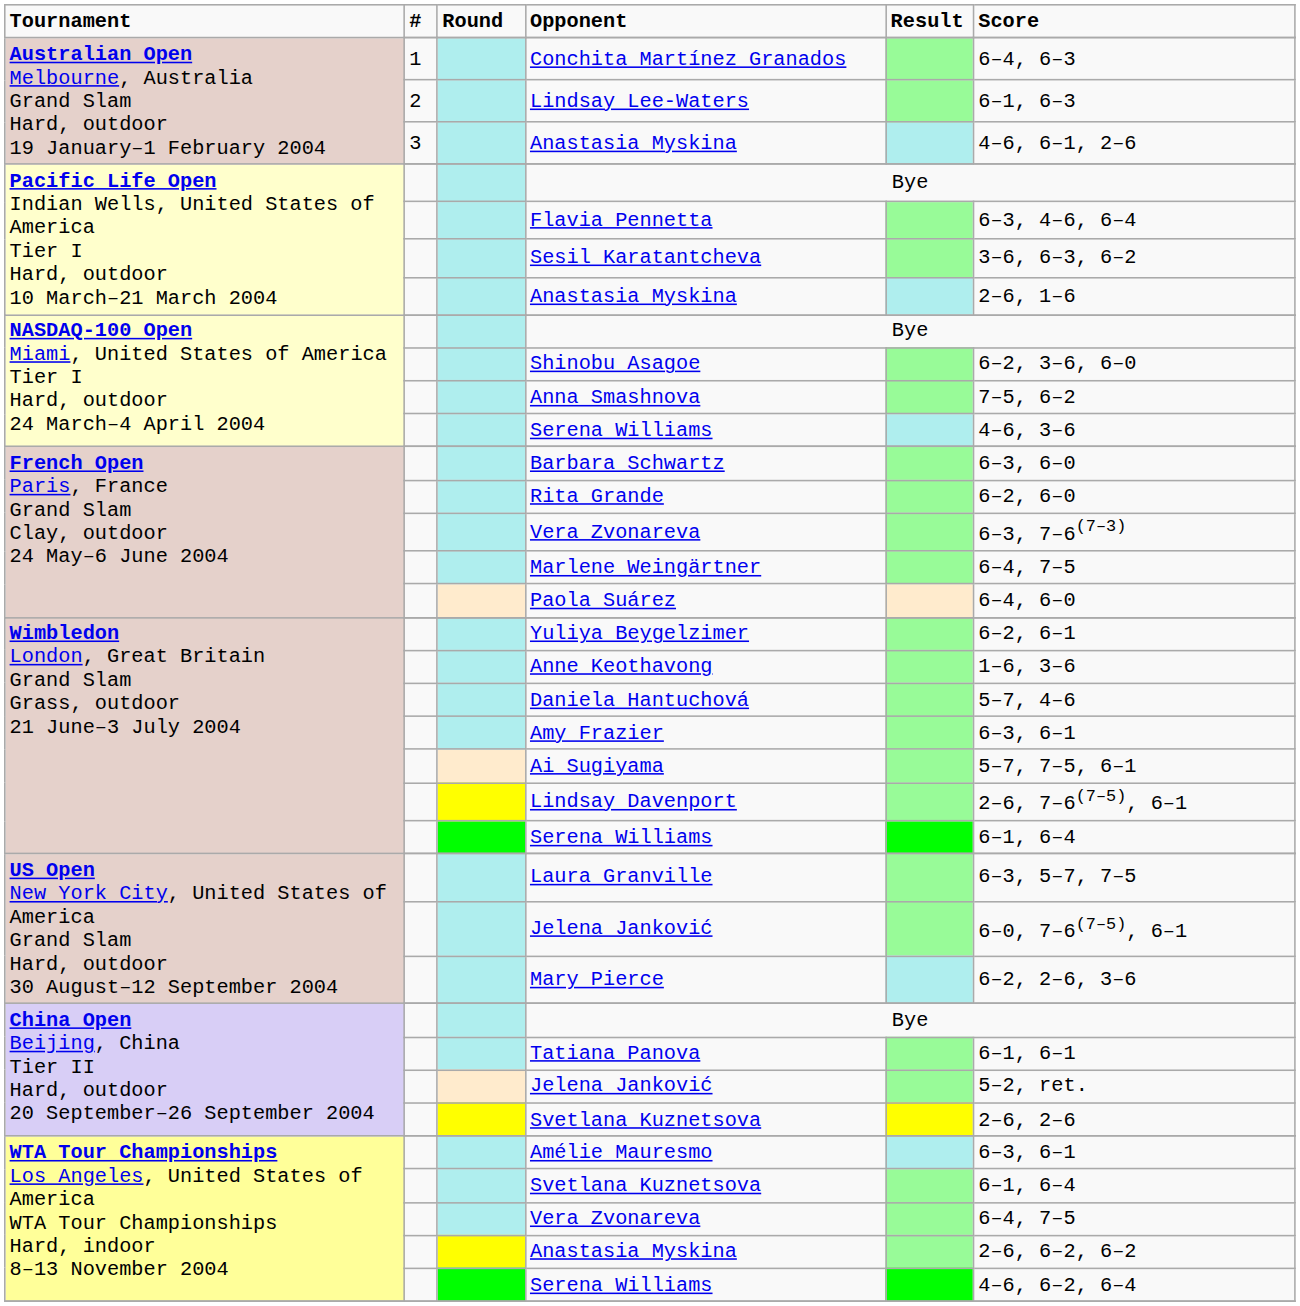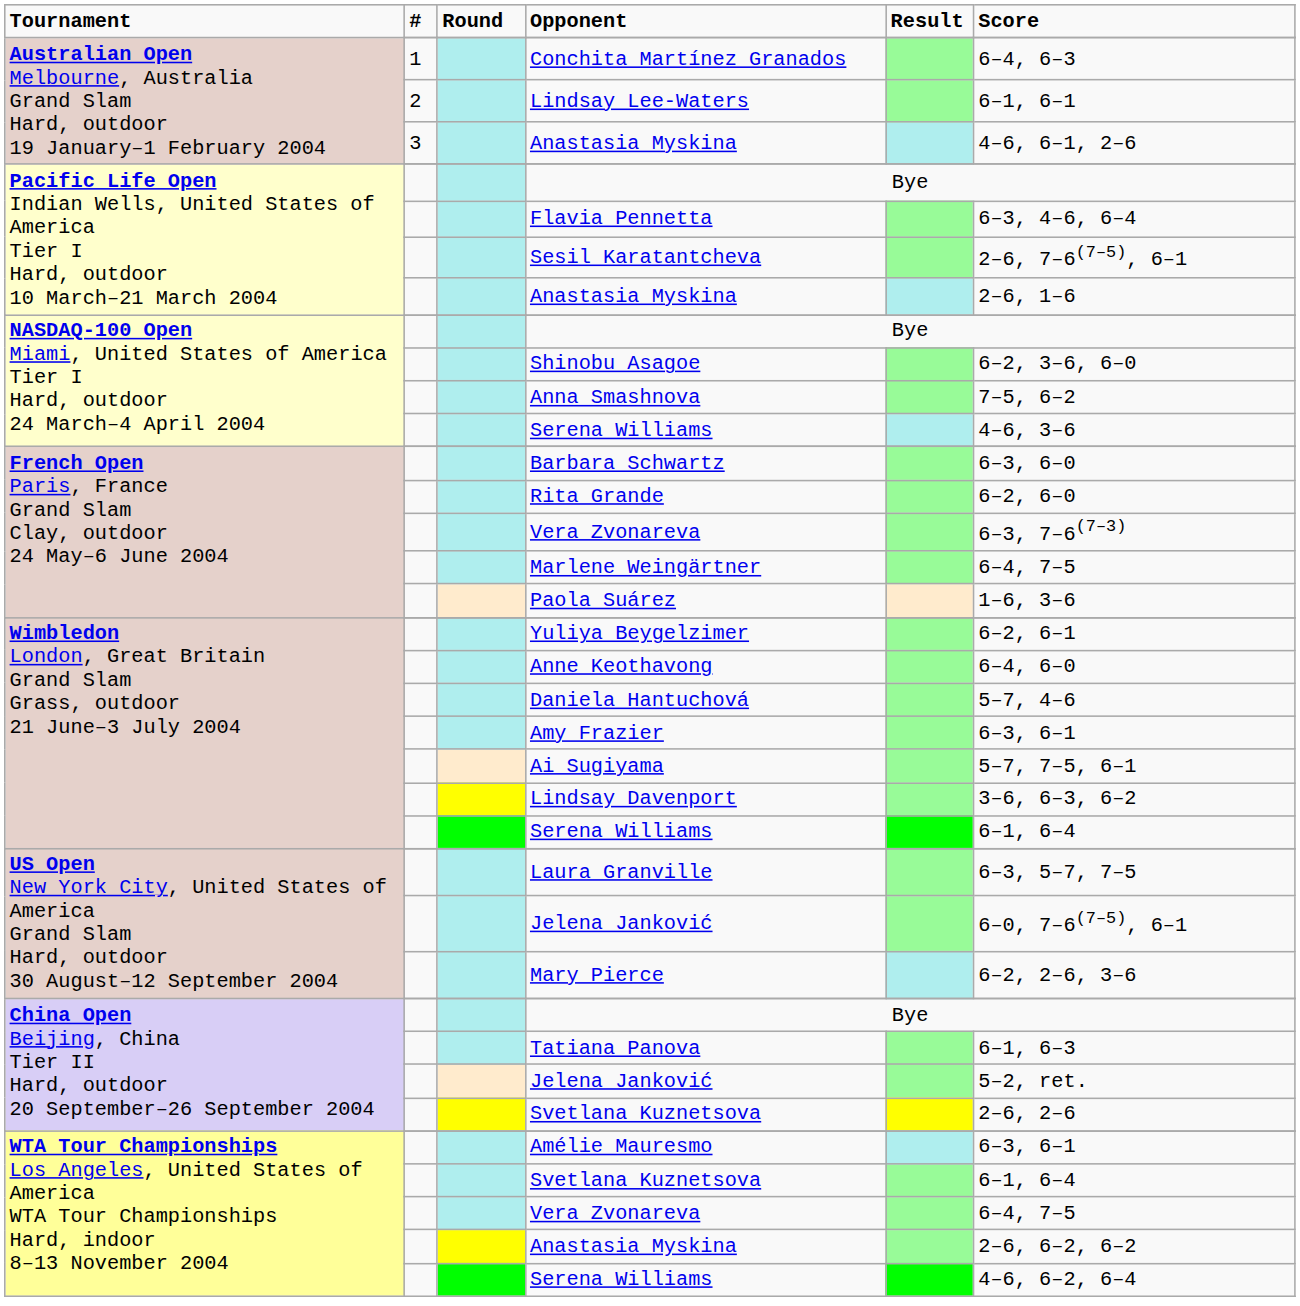(1027, 101) 6–1, 6–3 -> (1027, 101) 6–1, 6–1
(1057, 258) 3–6, 6–3, 6–2 -> (1083, 258) 2–6, 7–6(7–5), 6–1
(1027, 601) 6–4, 6–0 -> (1027, 601) 1–6, 3–6
(1027, 667) 1–6, 3–6 -> (1027, 667) 6–4, 6–0
(1083, 802) 2–6, 7–6(7–5), 6–1 -> (1057, 799) 3–6, 6–3, 6–2
(1027, 1053) 6–1, 6–1 -> (1027, 1048) 6–1, 6–3
